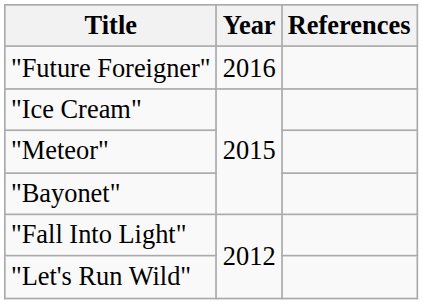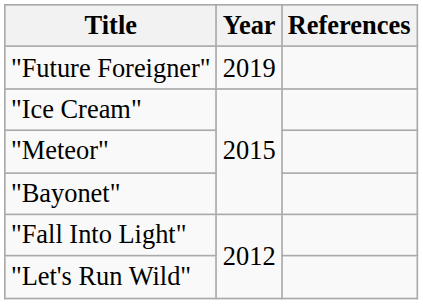(249, 67) 2016 -> (249, 67) 2019
